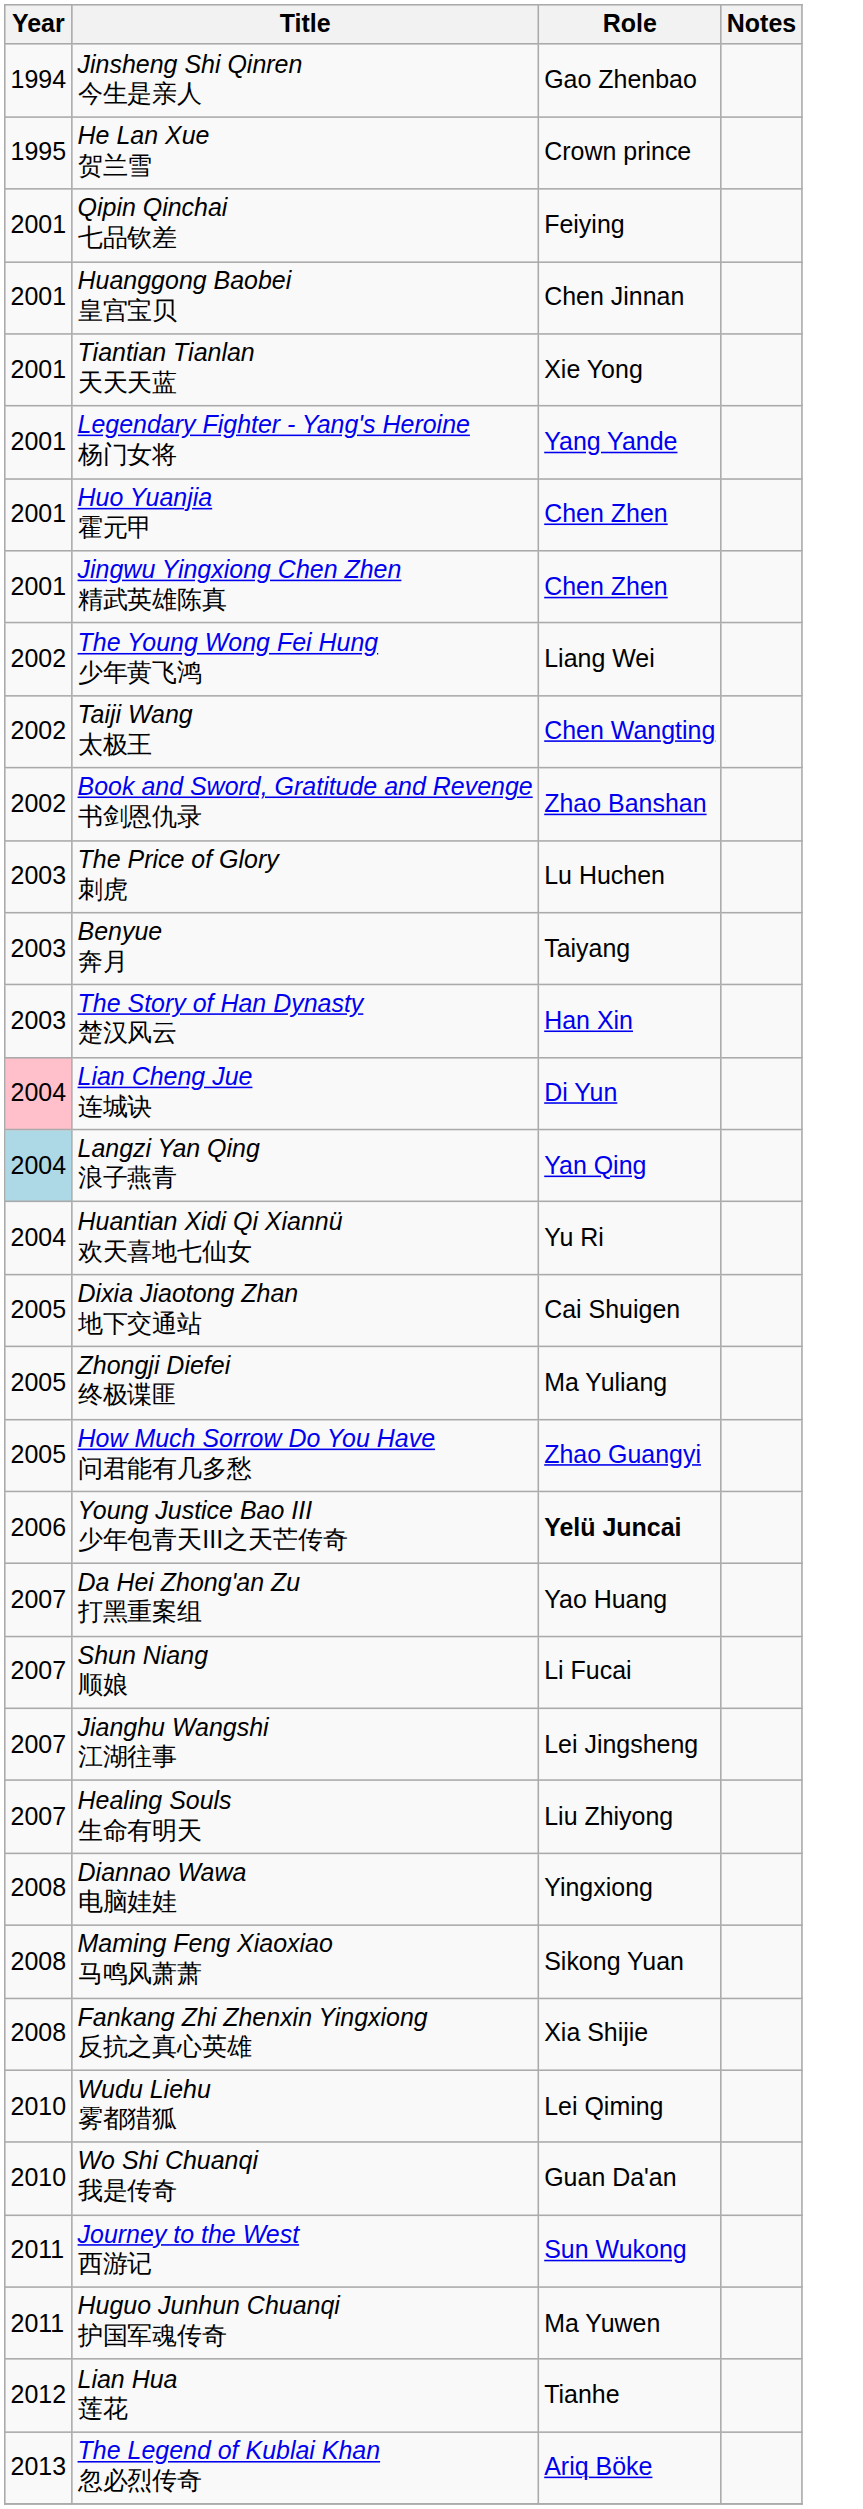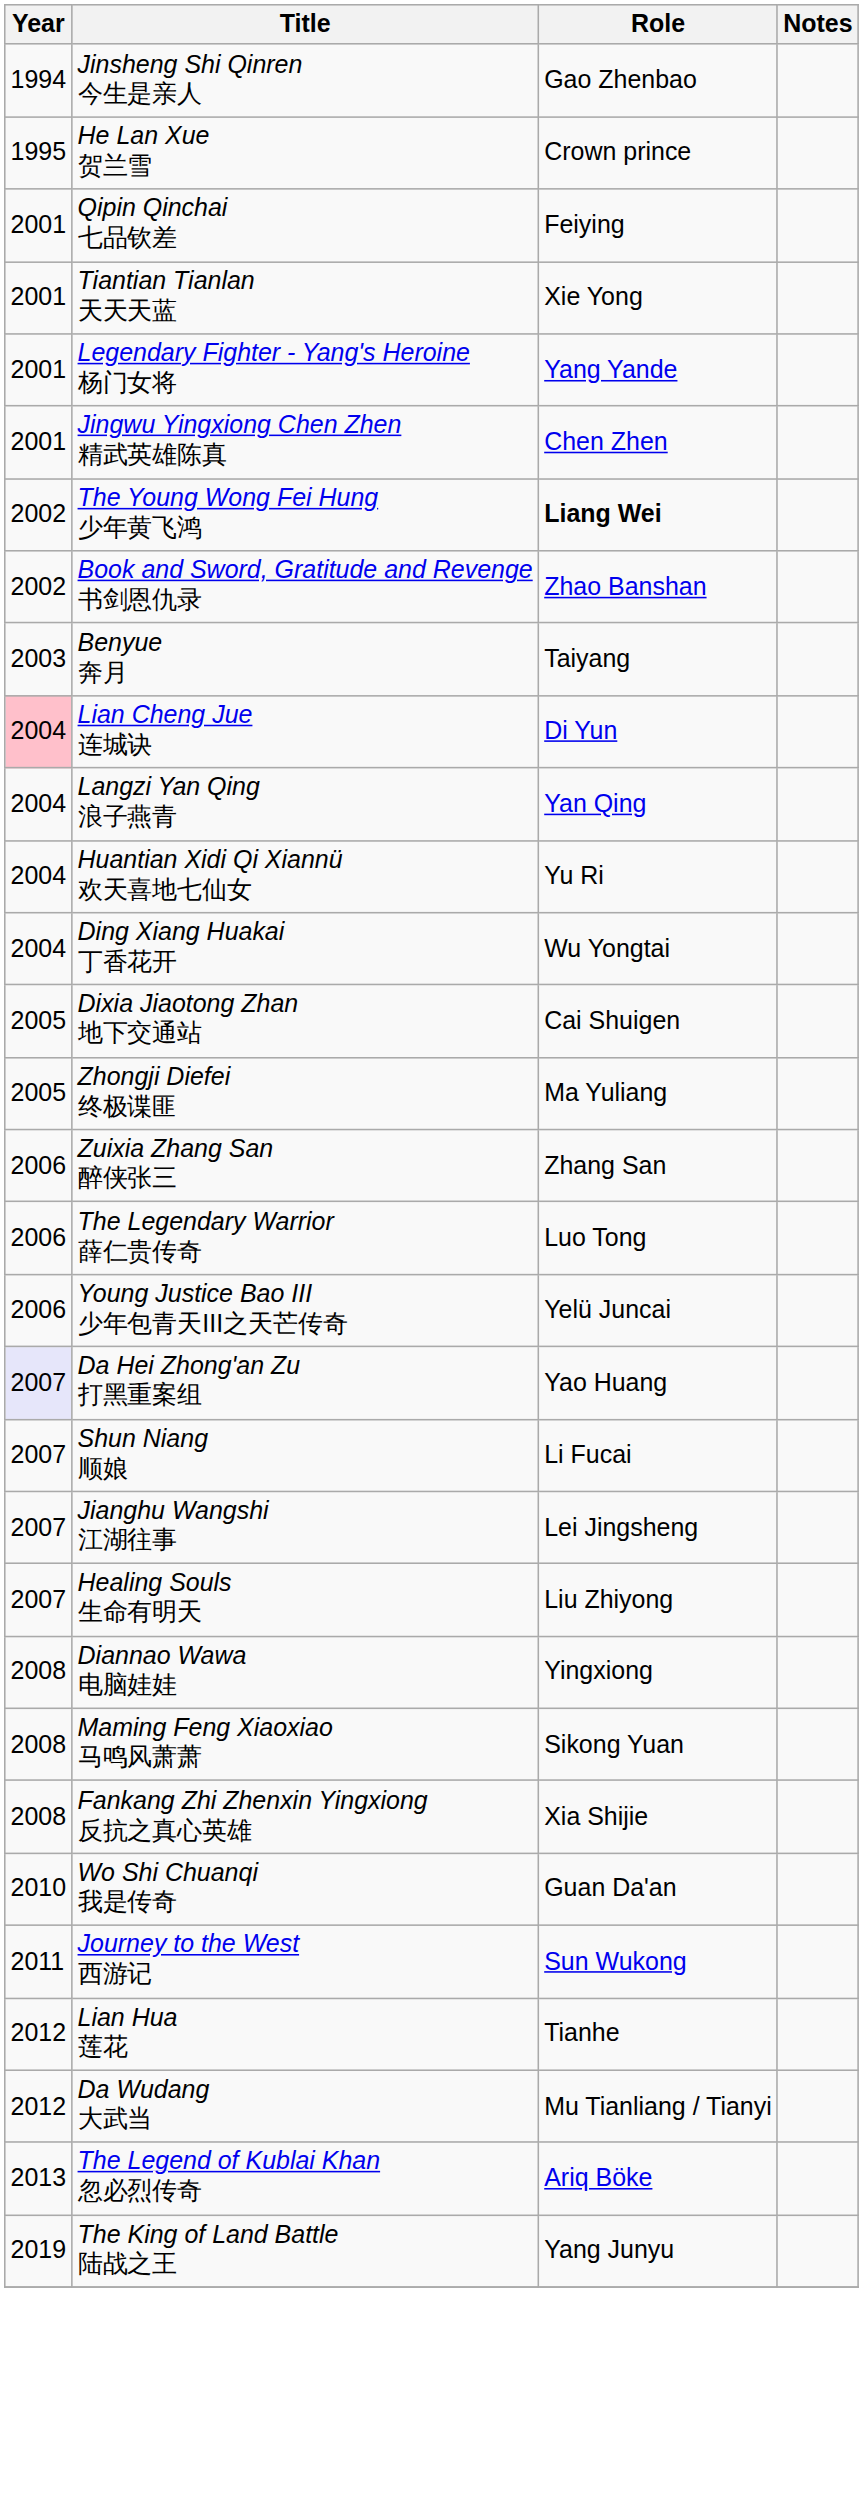- row: (184, 295)
- row: (145, 512)
(599, 659) normal -> (603, 514) bold
- row: (135, 729)
- row: (178, 874)
- row: (220, 1019)
(38, 1165) lightblue background -> (38, 803) no background
+ row: (181, 946)
- row: (256, 1453)
+ row: (175, 1163)
+ row: (206, 1236)
(613, 1527) bold -> (608, 1310) normal
(38, 1599) no background -> (38, 1382) lavender background
- row: (144, 2104)
- row: (209, 2321)
+ row: (143, 2104)
+ row: (208, 2249)
